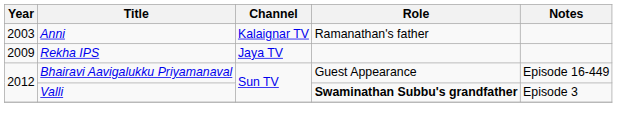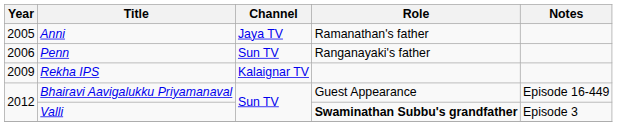(21, 33) 2003 -> (21, 33) 2005
(273, 33) Kalaignar TV -> (260, 33) Jaya TV
+ row: (55, 53)
(260, 53) Jaya TV -> (273, 72) Kalaignar TV
